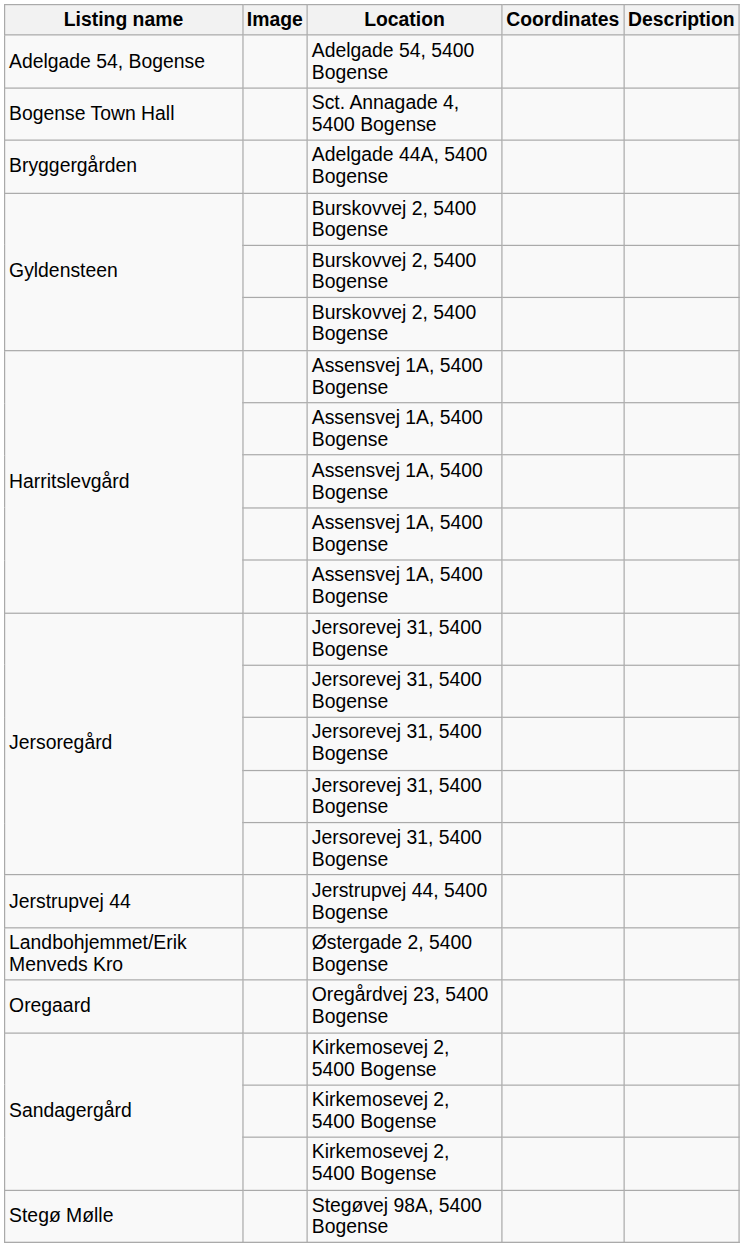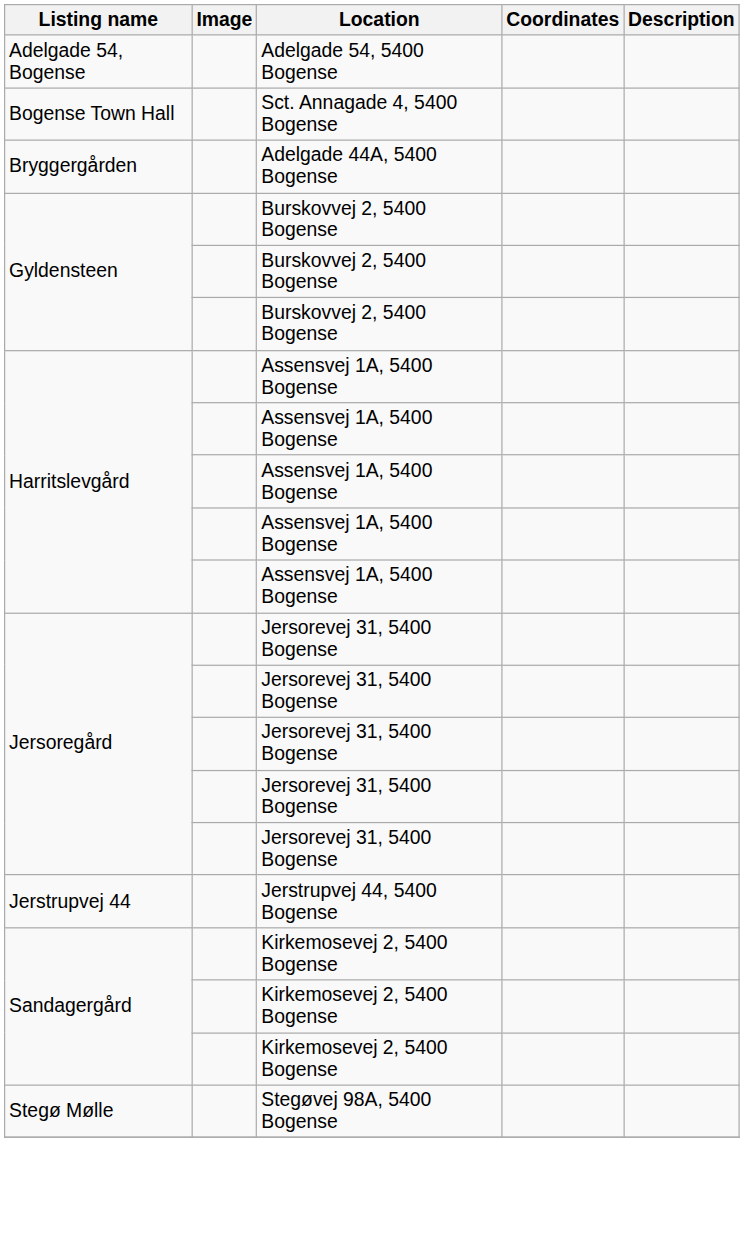- row: (98, 953)
- row: (50, 1006)
